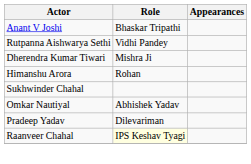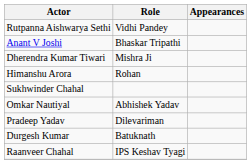rows swapped: (34, 27) <-> (59, 43)
+ row: (38, 136)
(150, 136) lightyellow background -> (150, 151) no background
